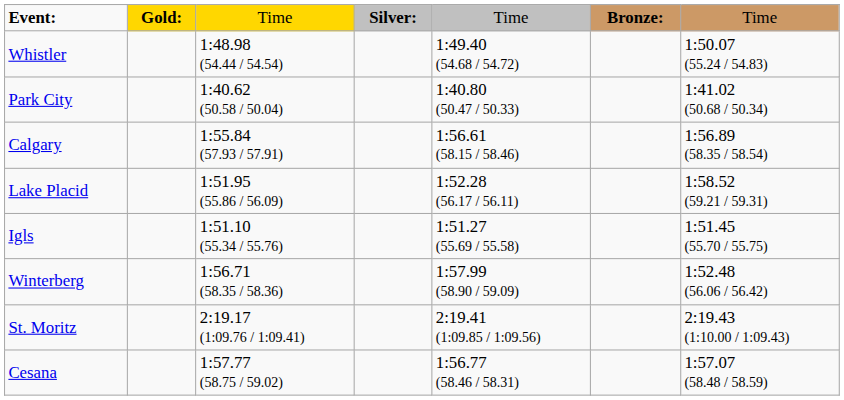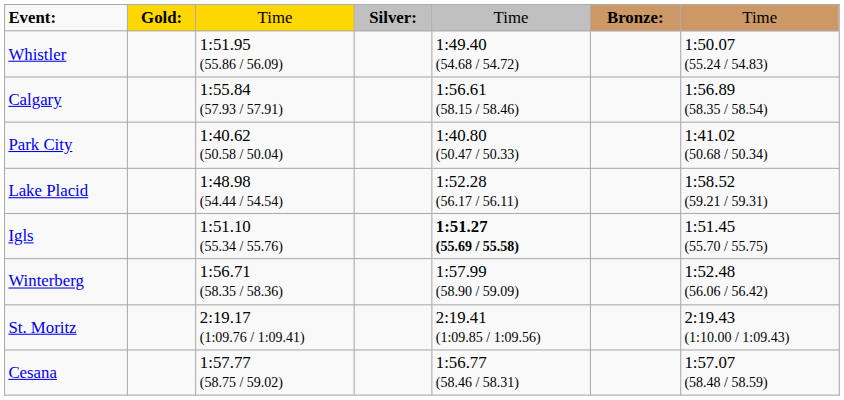(241, 53) 1:48.98 (54.44 / 54.54) -> (241, 53) 1:51.95 (55.86 / 56.09)
rows swapped: (35, 145) <-> (40, 99)
(241, 190) 1:51.95 (55.86 / 56.09) -> (241, 190) 1:48.98 (54.44 / 54.54)
(477, 236) normal -> (477, 236) bold
